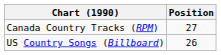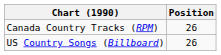(191, 27) 27 -> (191, 27) 26
